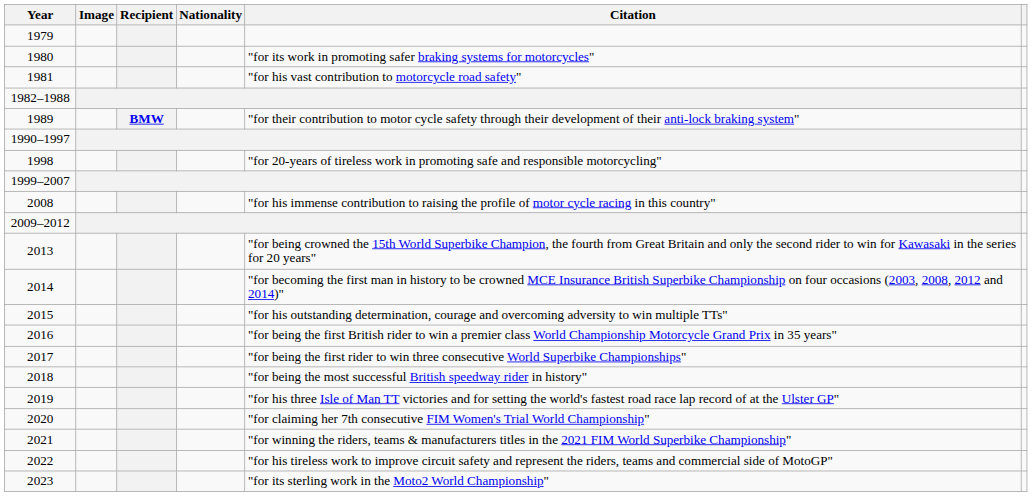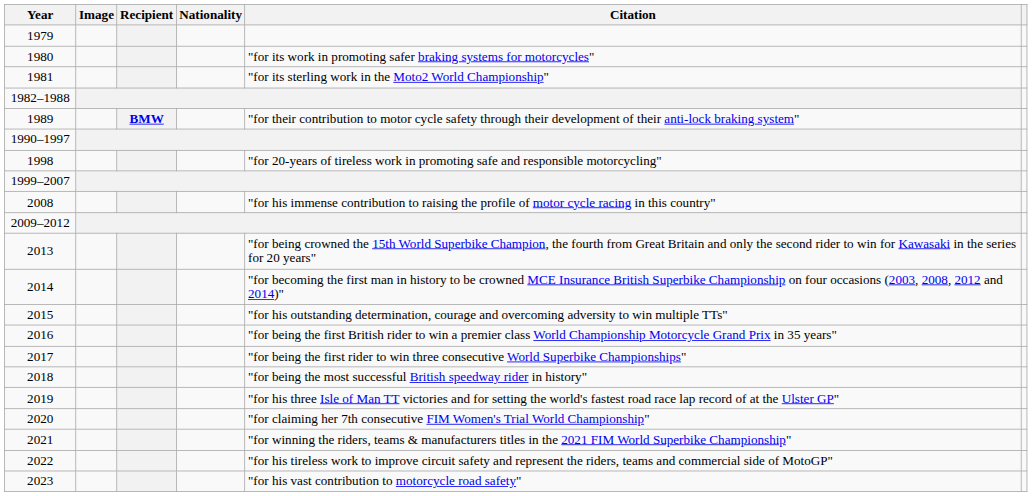(385, 77) "for his vast contribution to motorcycle road safety" -> (398, 77) "for its sterling work in the Moto2 World Championship"
(398, 481) "for its sterling work in the Moto2 World Championship" -> (385, 481) "for his vast contribution to motorcycle road safety"
